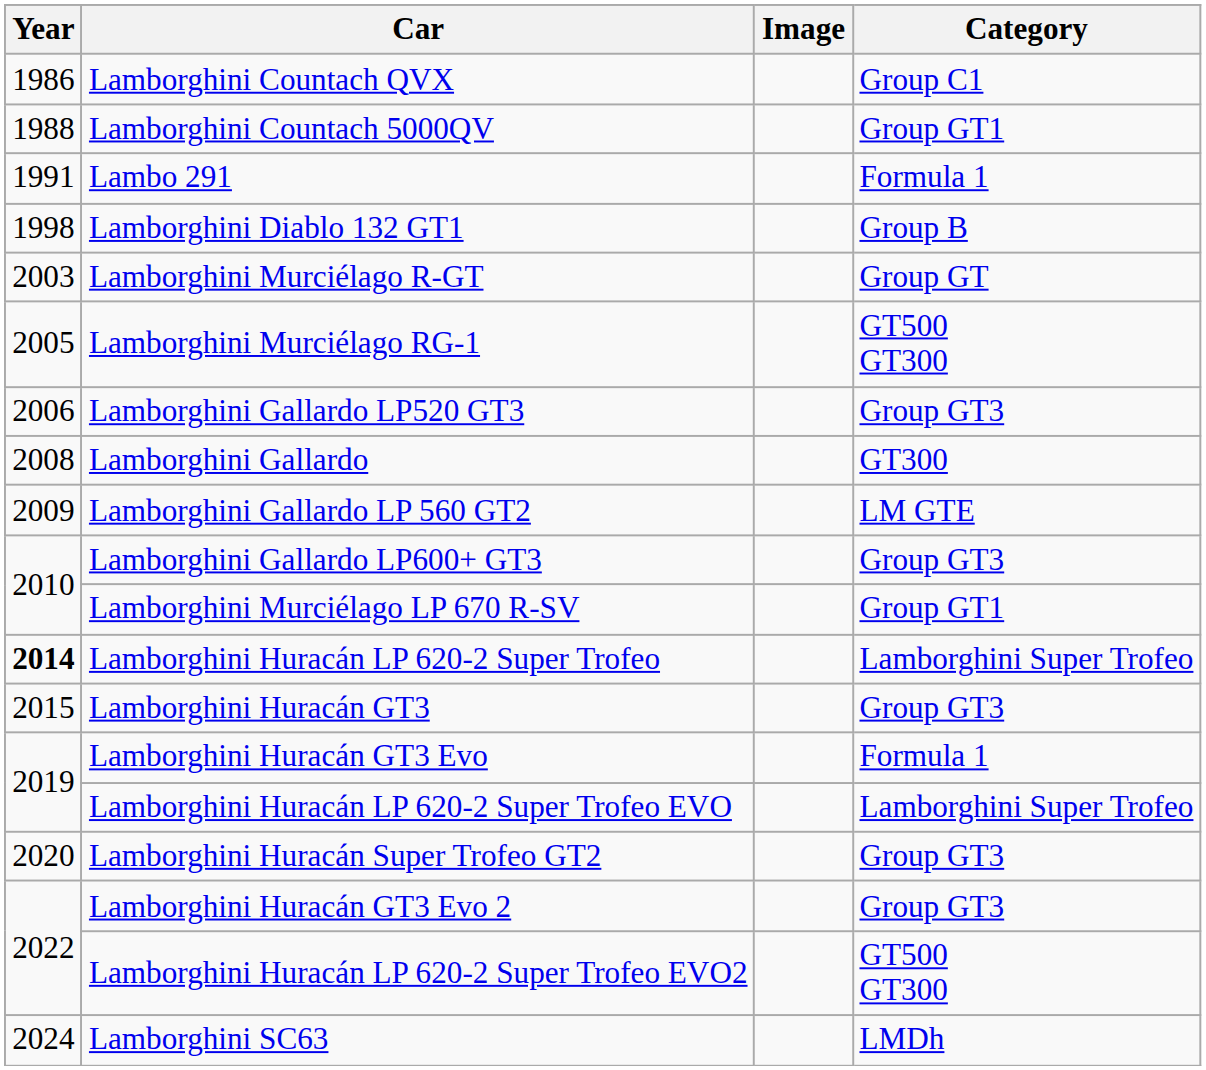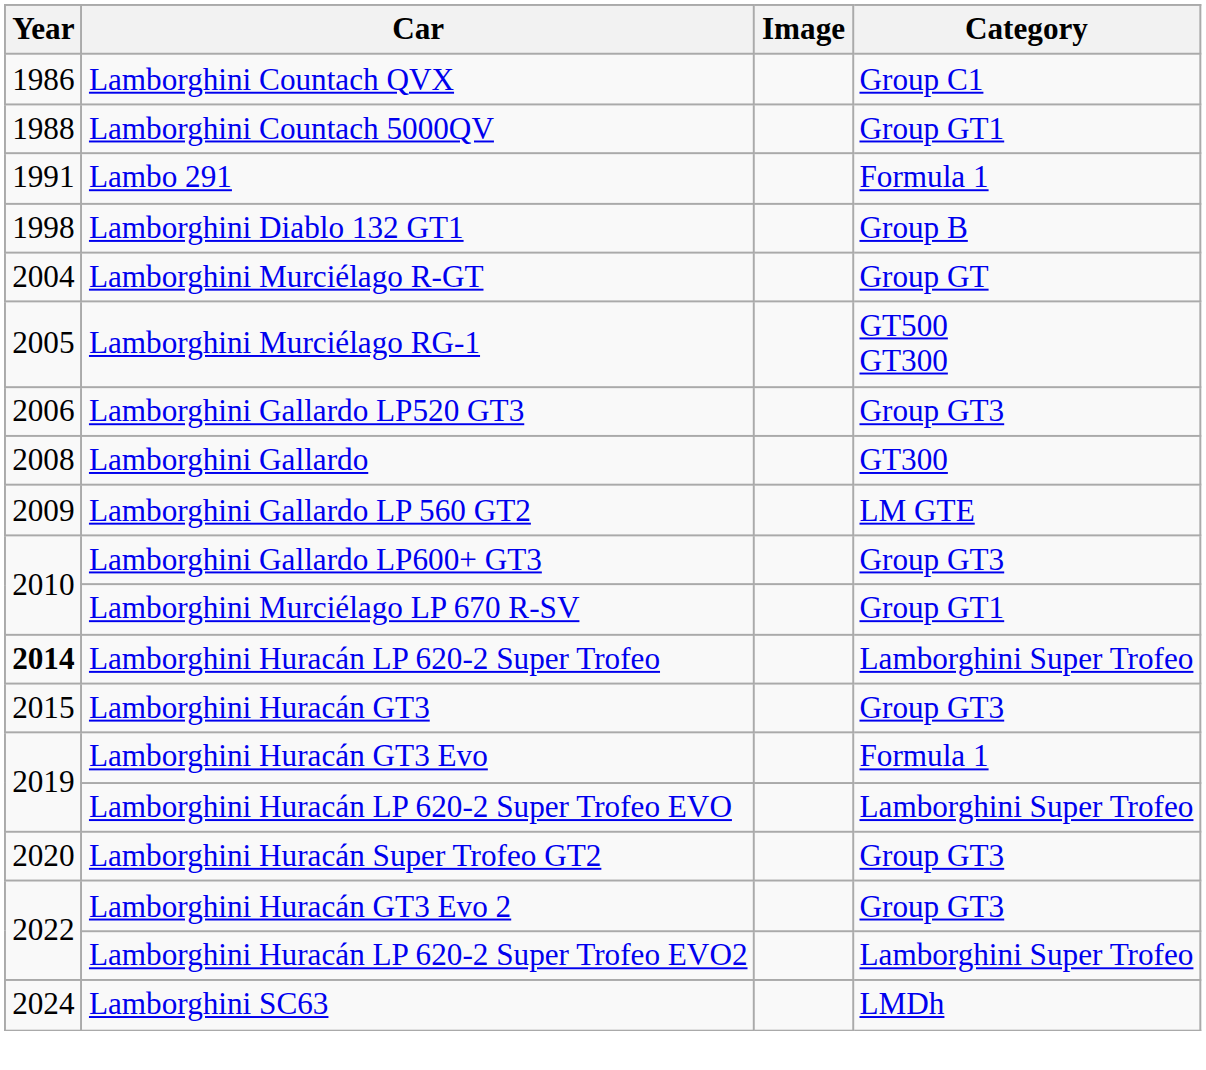(43, 276) 2003 -> (43, 276) 2004
(904, 972) GT500 GT300 -> (1026, 955) Lamborghini Super Trofeo
